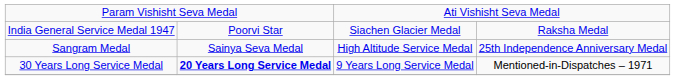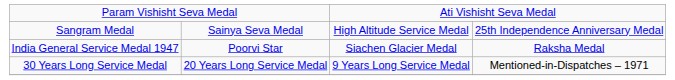rows swapped: (91, 30) <-> (91, 48)
(255, 65) bold -> (255, 65) normal
